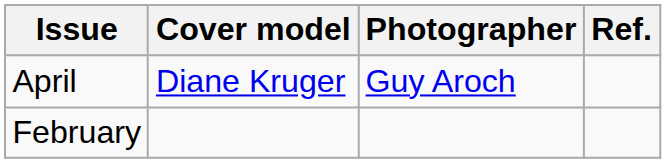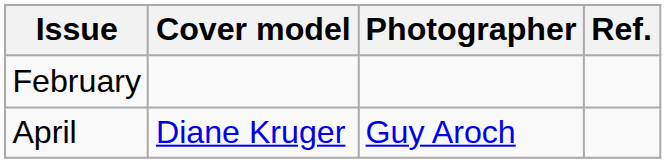rows swapped: (77, 132) <-> (45, 81)
